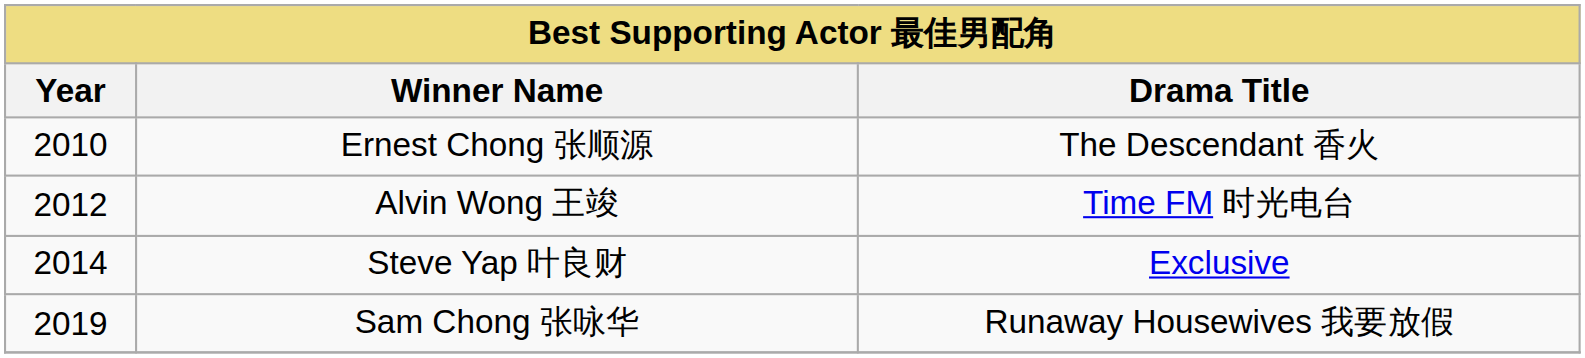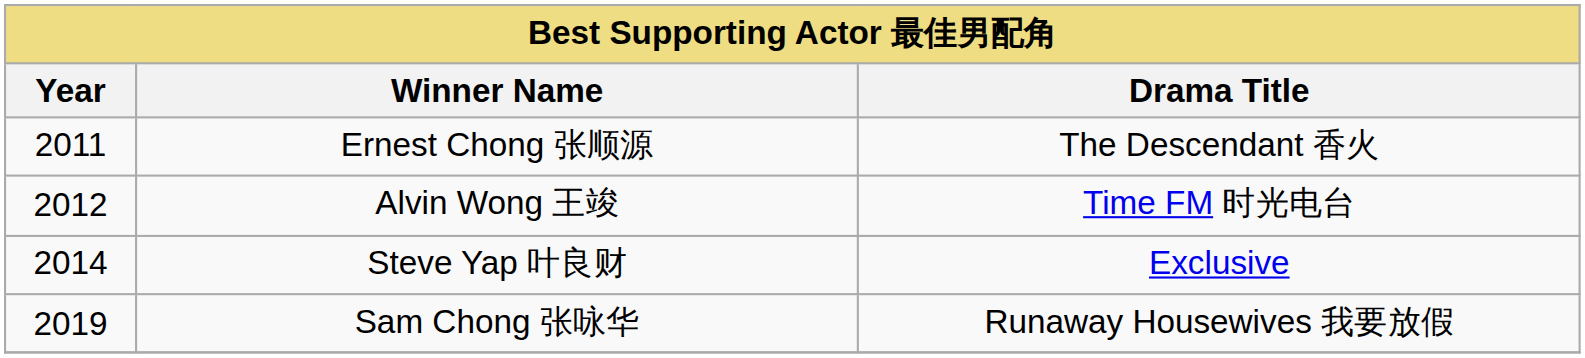(71, 145) 2010 -> (71, 145) 2011
